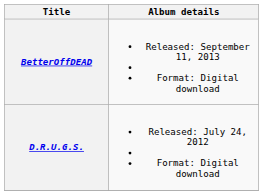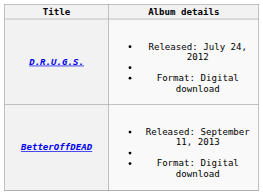rows swapped: (57, 147) <-> (57, 62)
